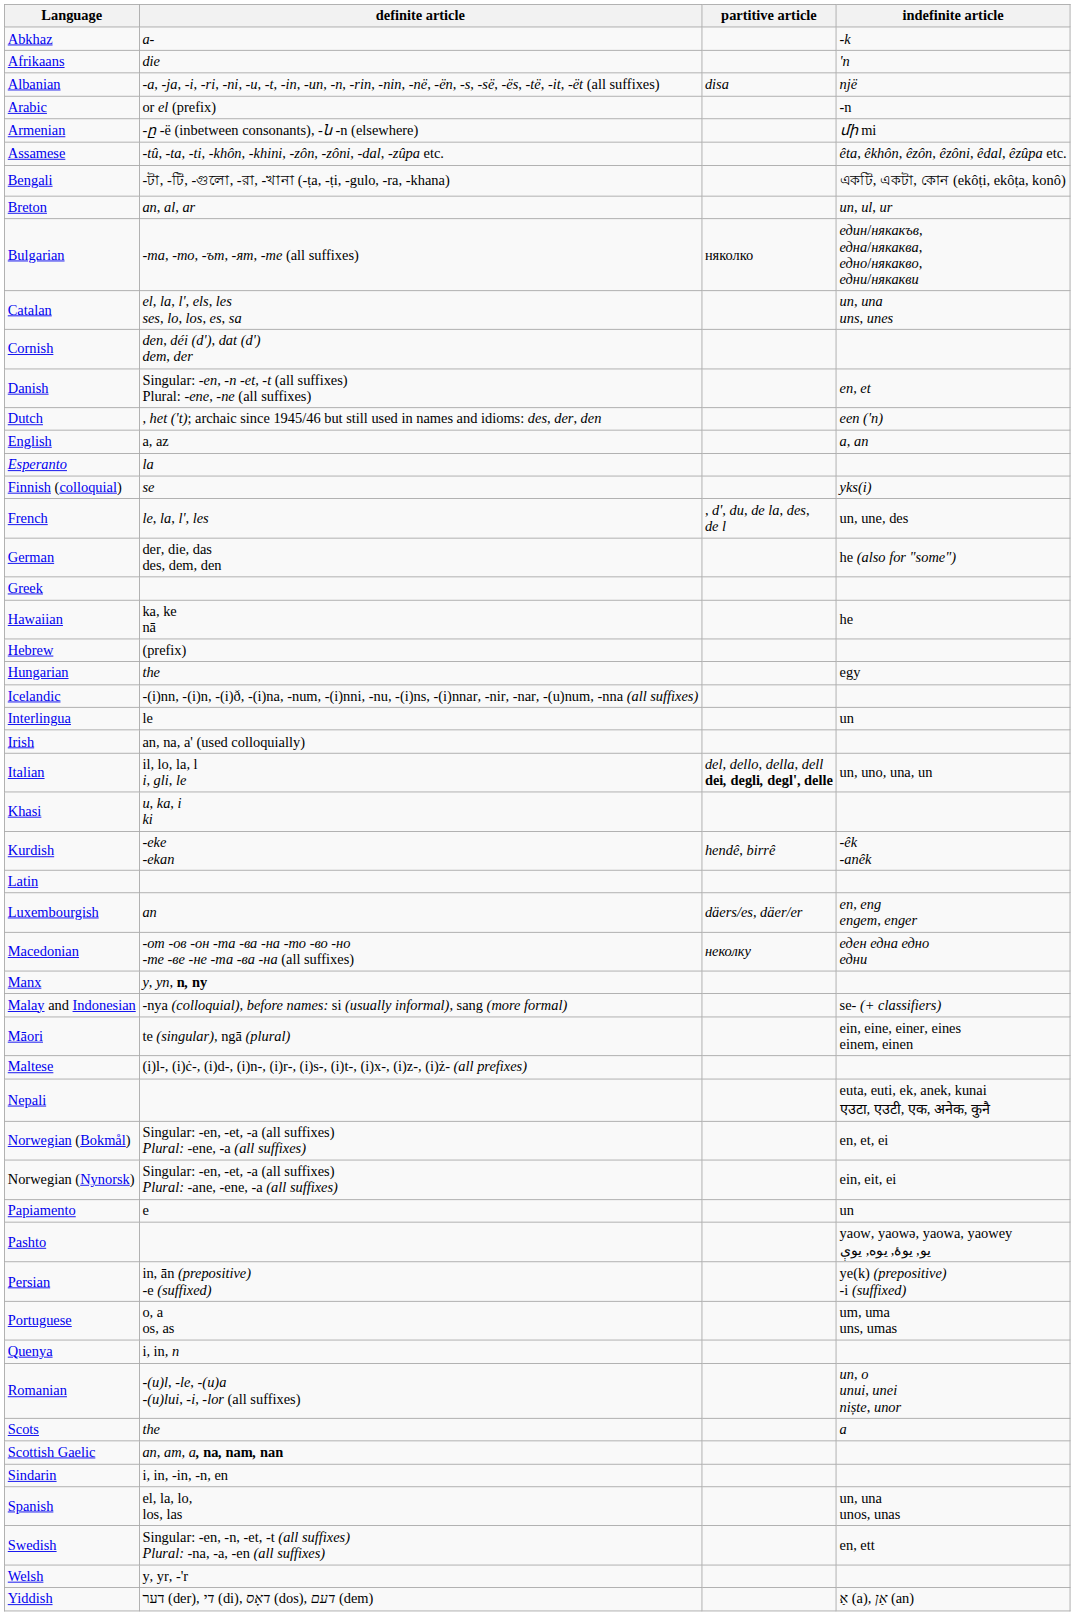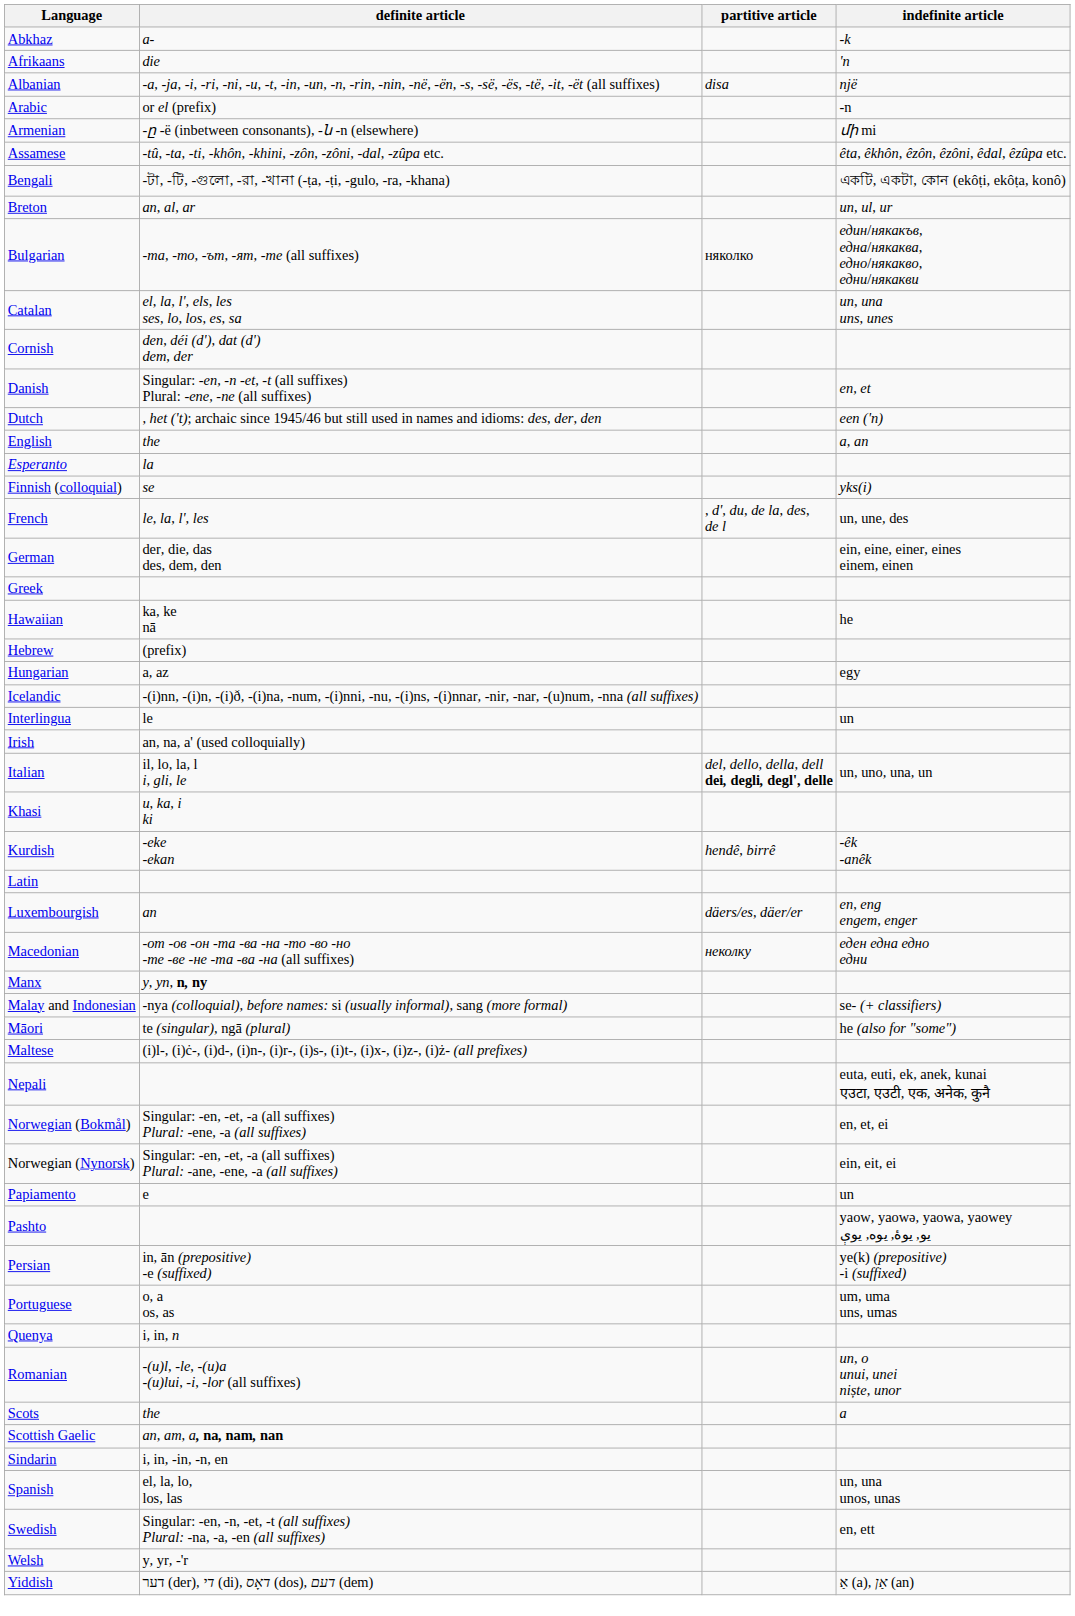(156, 441) a, az -> (151, 441) the
(898, 557) he (also for "some") -> (900, 557) ein, eine, einer, eines einem, einen
(151, 673) the -> (156, 673) a, az
(900, 1036) ein, eine, einer, eines einem, einen -> (898, 1028) he (also for "some")
